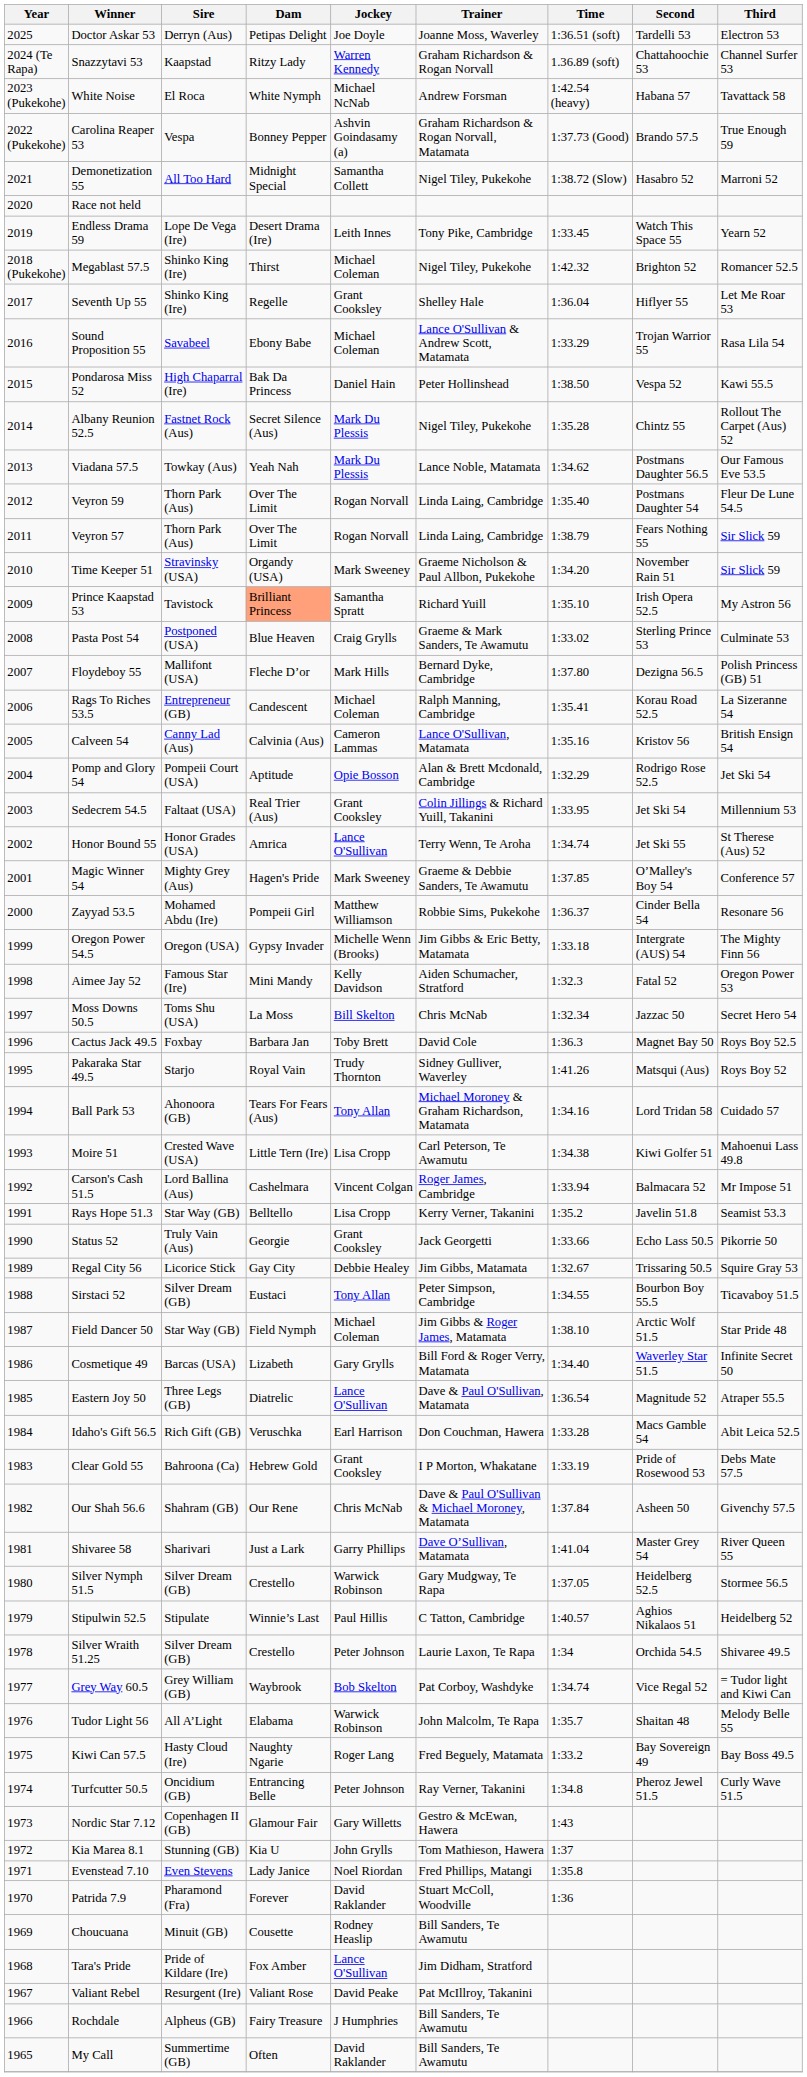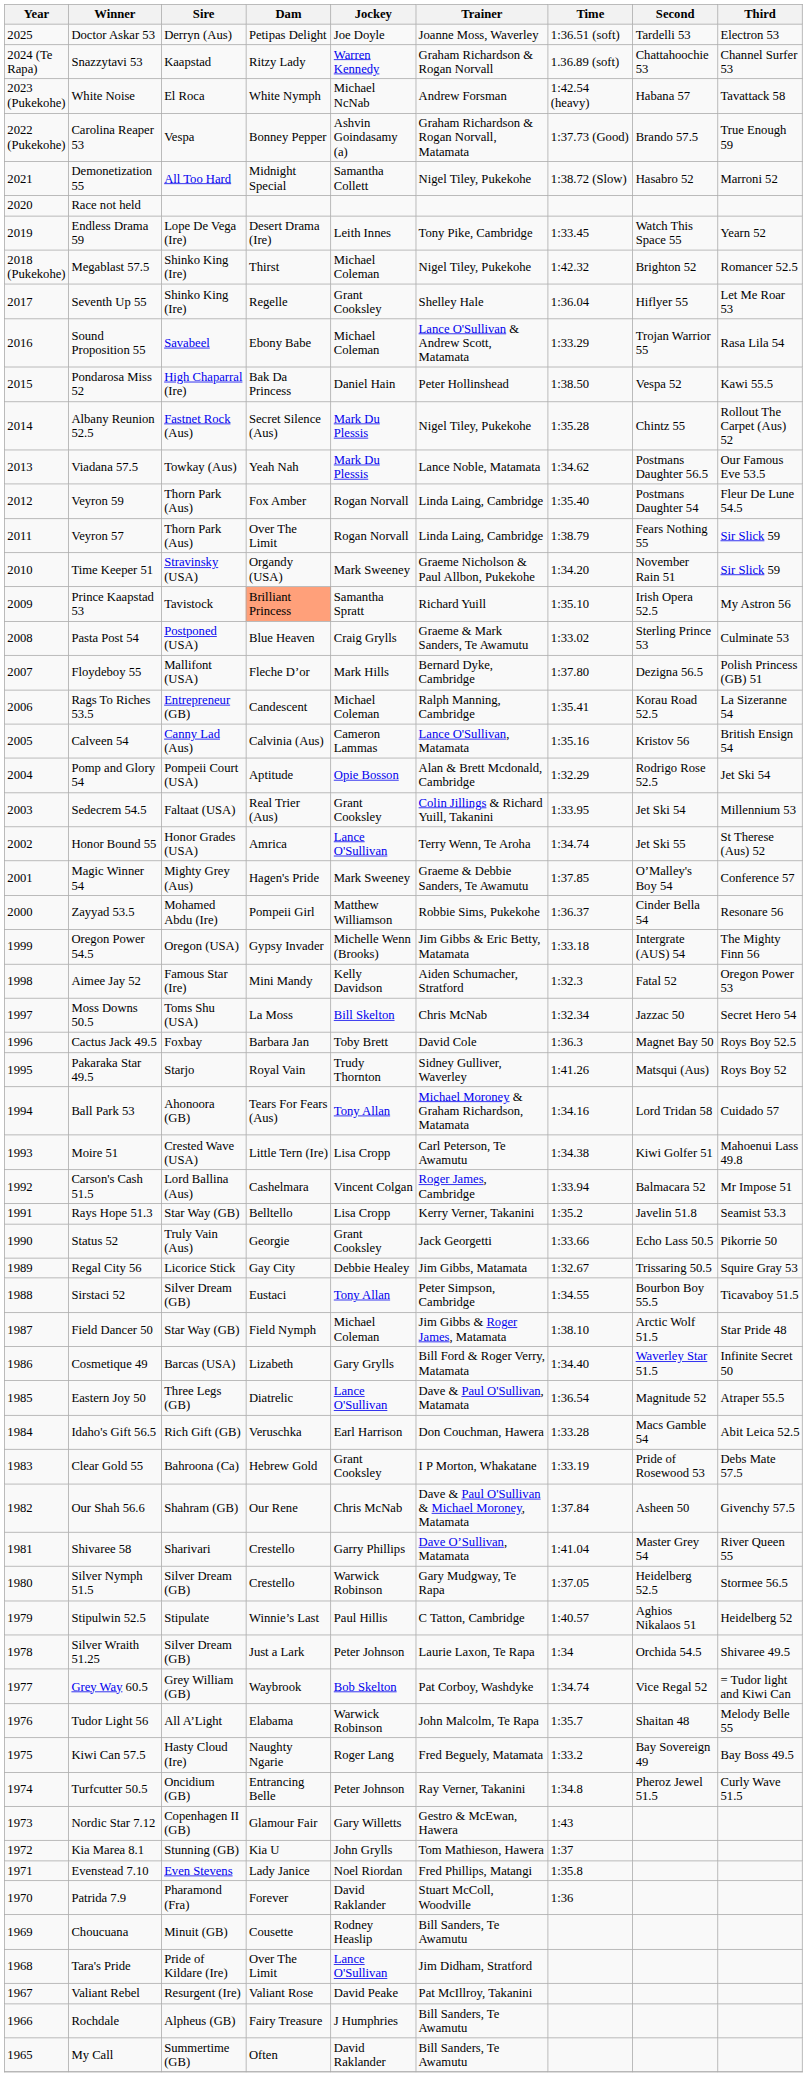(273, 501) Over The Limit -> (278, 501) Fox Amber
(277, 1549) Just a Lark -> (272, 1549) Crestello
(272, 1652) Crestello -> (277, 1652) Just a Lark
(278, 1966) Fox Amber -> (273, 1966) Over The Limit
